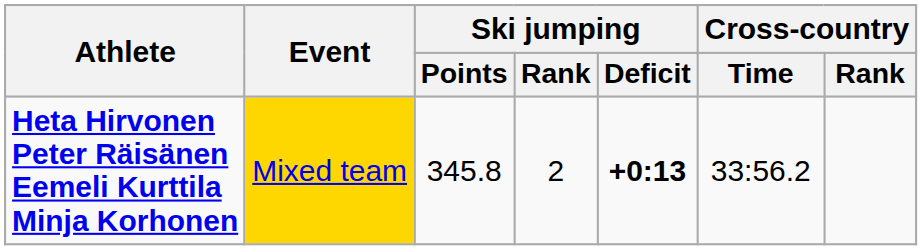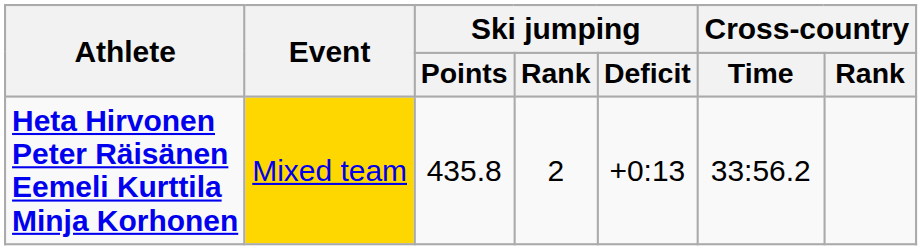(464, 171) 345.8 -> (464, 171) 435.8
(647, 171) bold -> (647, 171) normal
